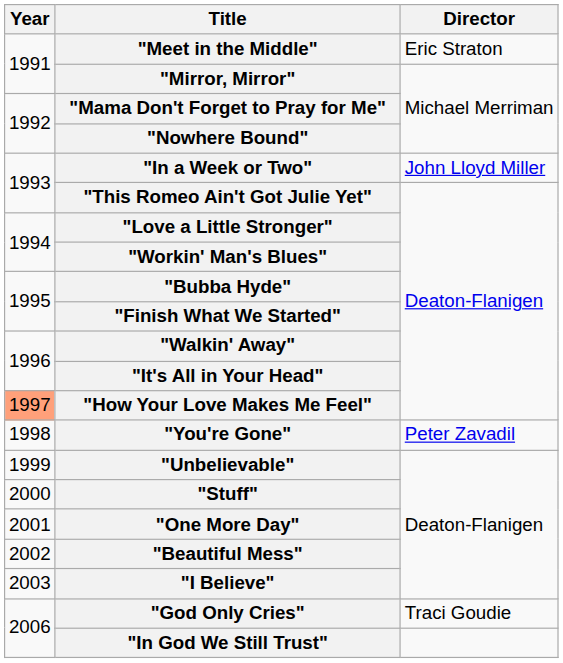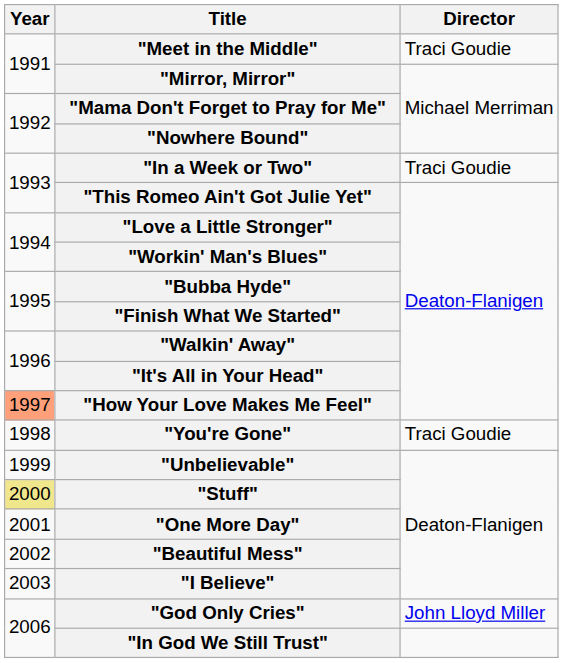(454, 49) Eric Straton -> (458, 49) Traci Goudie
(475, 167) John Lloyd Miller -> (458, 167) Traci Goudie
(460, 434) Peter Zavadil -> (458, 434) Traci Goudie
(30, 494) no background -> (30, 494) khaki background
(458, 613) Traci Goudie -> (475, 613) John Lloyd Miller
